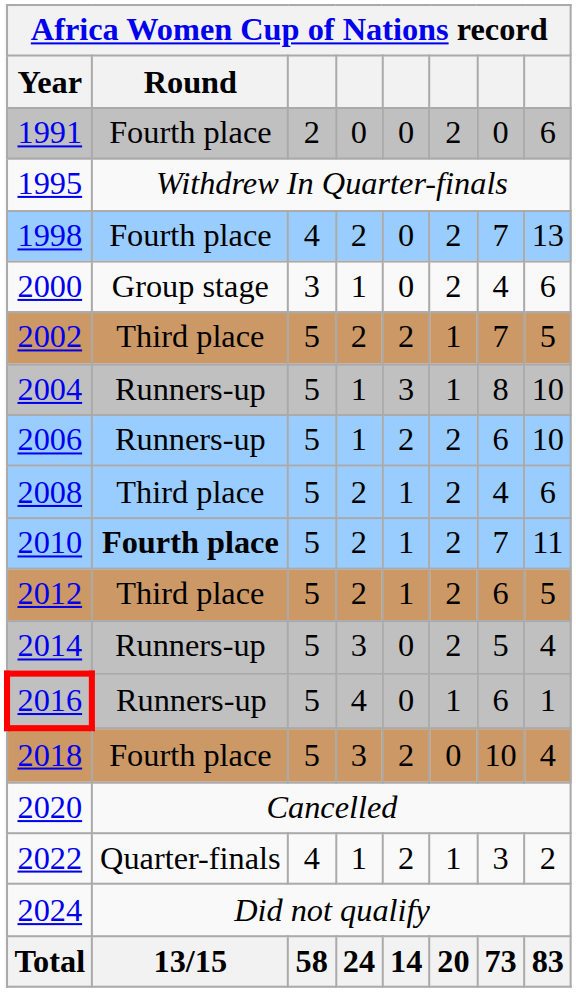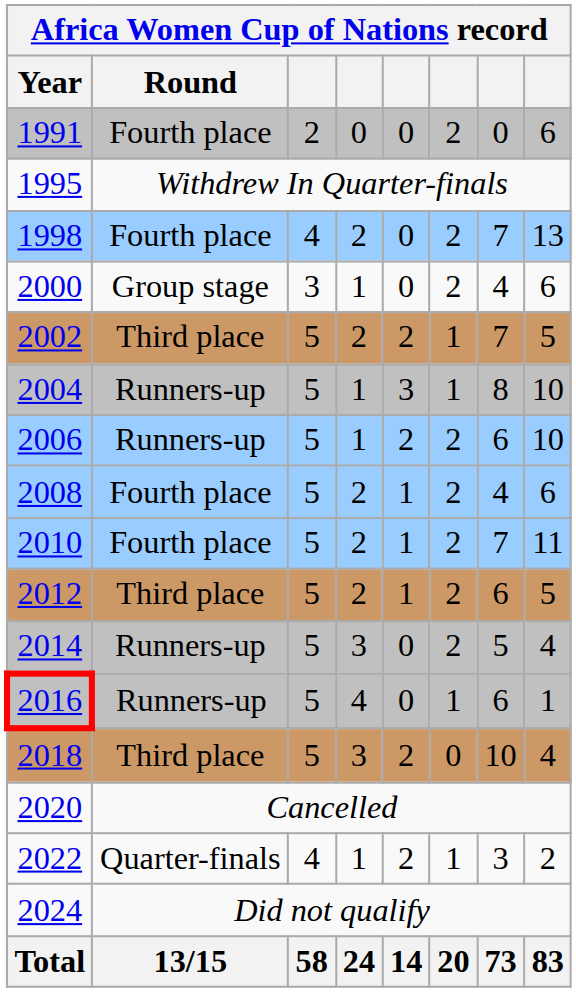(190, 491) Third place -> (190, 491) Fourth place
(190, 542) bold -> (190, 542) normal
(190, 754) Fourth place -> (190, 754) Third place
